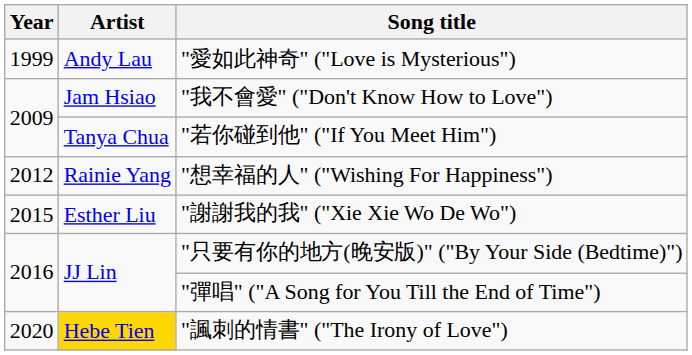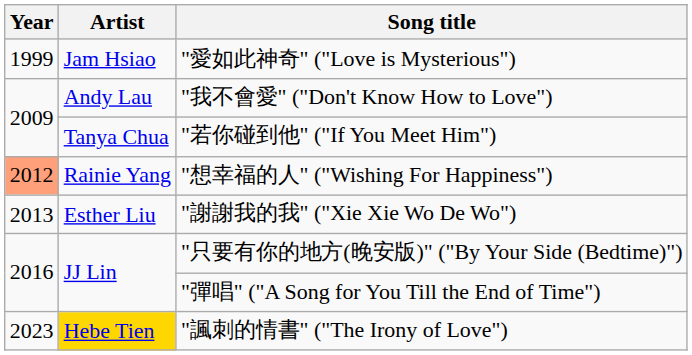(108, 58) Andy Lau -> (110, 58) Jam Hsiao
(110, 97) Jam Hsiao -> (108, 97) Andy Lau
(32, 175) no background -> (32, 175) lightsalmon background
(32, 214) 2015 -> (32, 214) 2013
(32, 330) 2020 -> (32, 330) 2023
